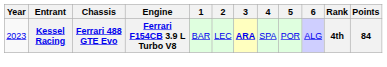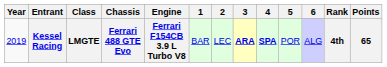+ column: (84, 12)
(16, 36) 2023 -> (16, 41) 2019
(268, 36) normal -> (268, 41) bold
(366, 36) 84 -> (366, 41) 65
